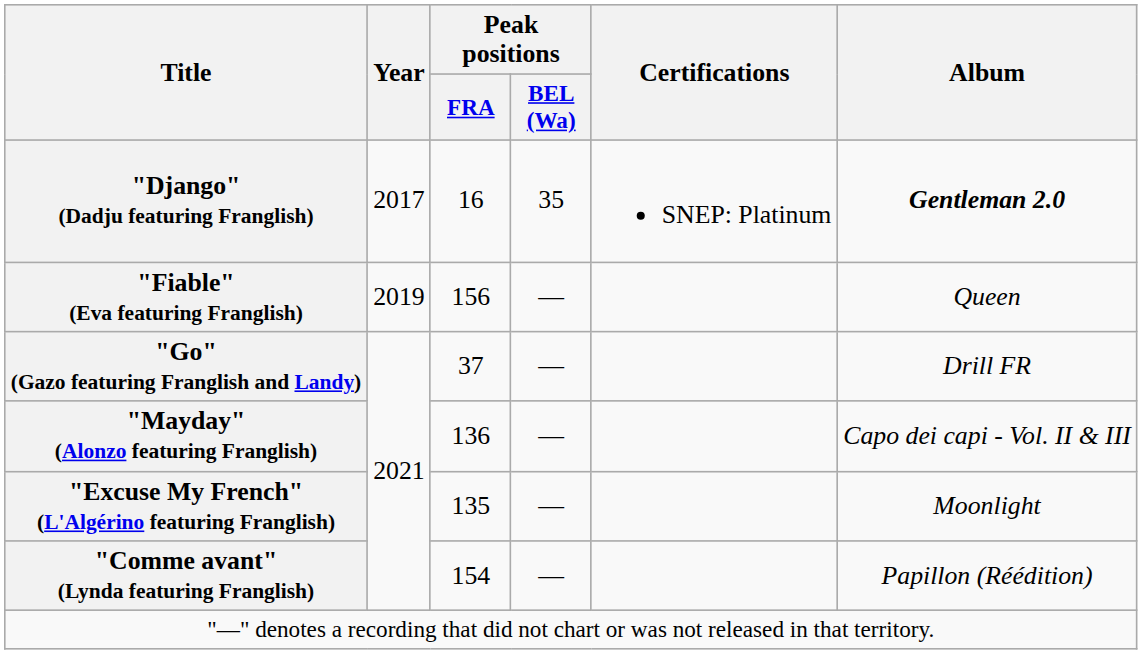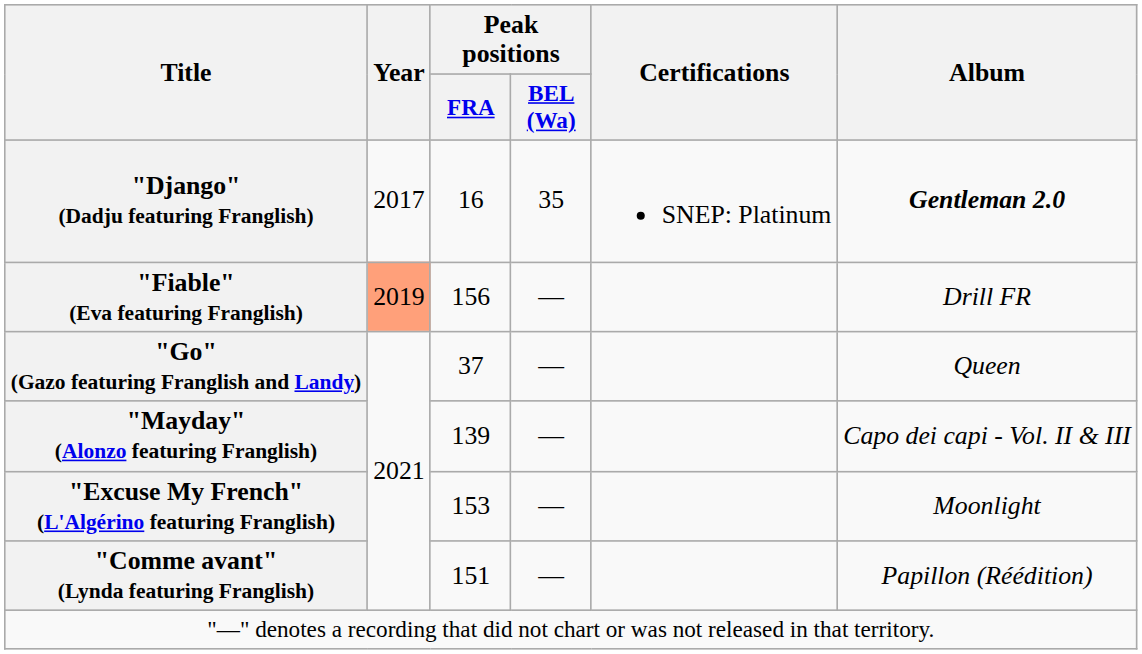(399, 296) no background -> (399, 296) lightsalmon background
(987, 296) Queen -> (987, 296) Drill FR
(987, 366) Drill FR -> (987, 366) Queen
(471, 435) 136 -> (471, 435) 139
(471, 505) 135 -> (471, 505) 153
(471, 575) 154 -> (471, 575) 151
